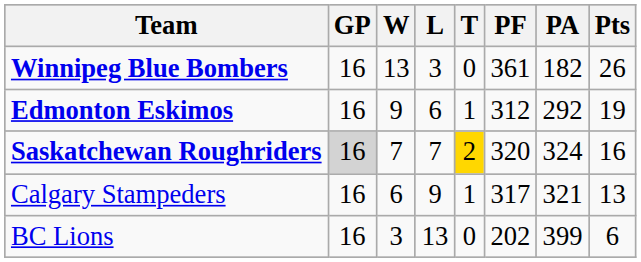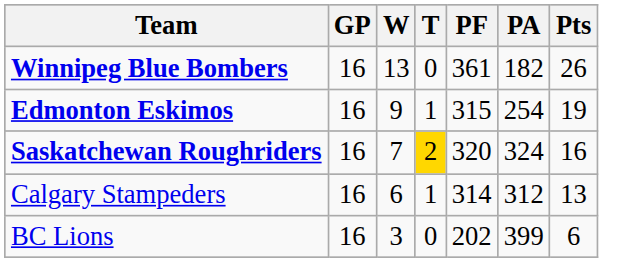- column: (435, 25)
(510, 109) 312 -> (472, 109) 315
(563, 109) 292 -> (524, 109) 254
(352, 151) lightgrey background -> (352, 151) no background
(510, 194) 317 -> (472, 194) 314
(563, 194) 321 -> (524, 194) 312
